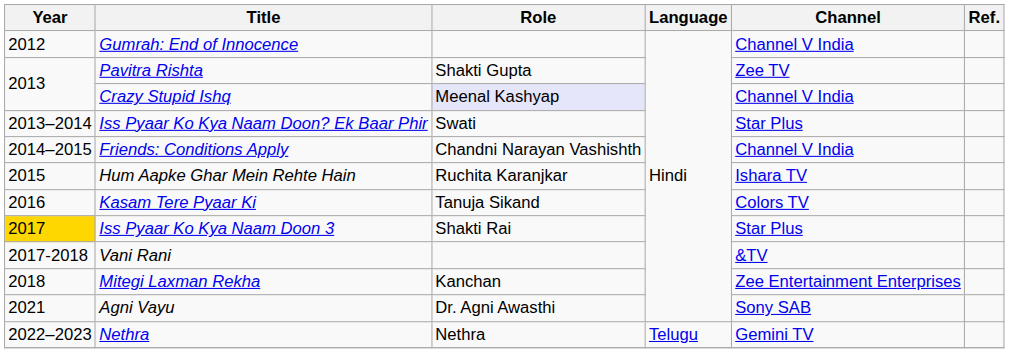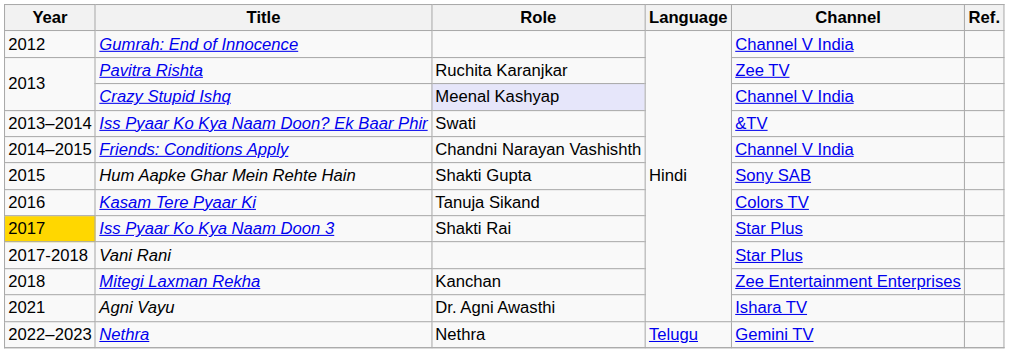(483, 70) Shakti Gupta -> (501, 70) Ruchita Karanjkar
(769, 123) Star Plus -> (751, 123) &TV
(501, 176) Ruchita Karanjkar -> (483, 176) Shakti Gupta
(771, 176) Ishara TV -> (773, 176) Sony SAB
(751, 255) &TV -> (769, 255) Star Plus
(773, 307) Sony SAB -> (771, 307) Ishara TV
